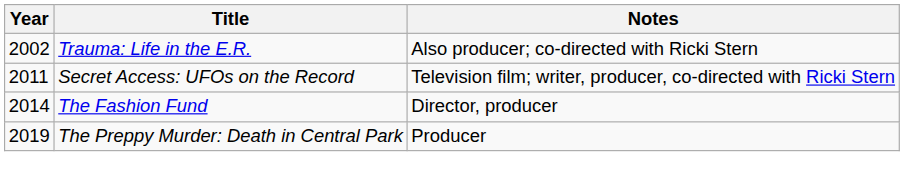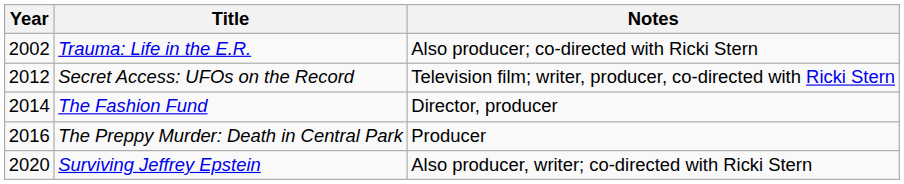(29, 77) 2011 -> (29, 77) 2012
(29, 135) 2019 -> (29, 135) 2016
+ row: (159, 164)
